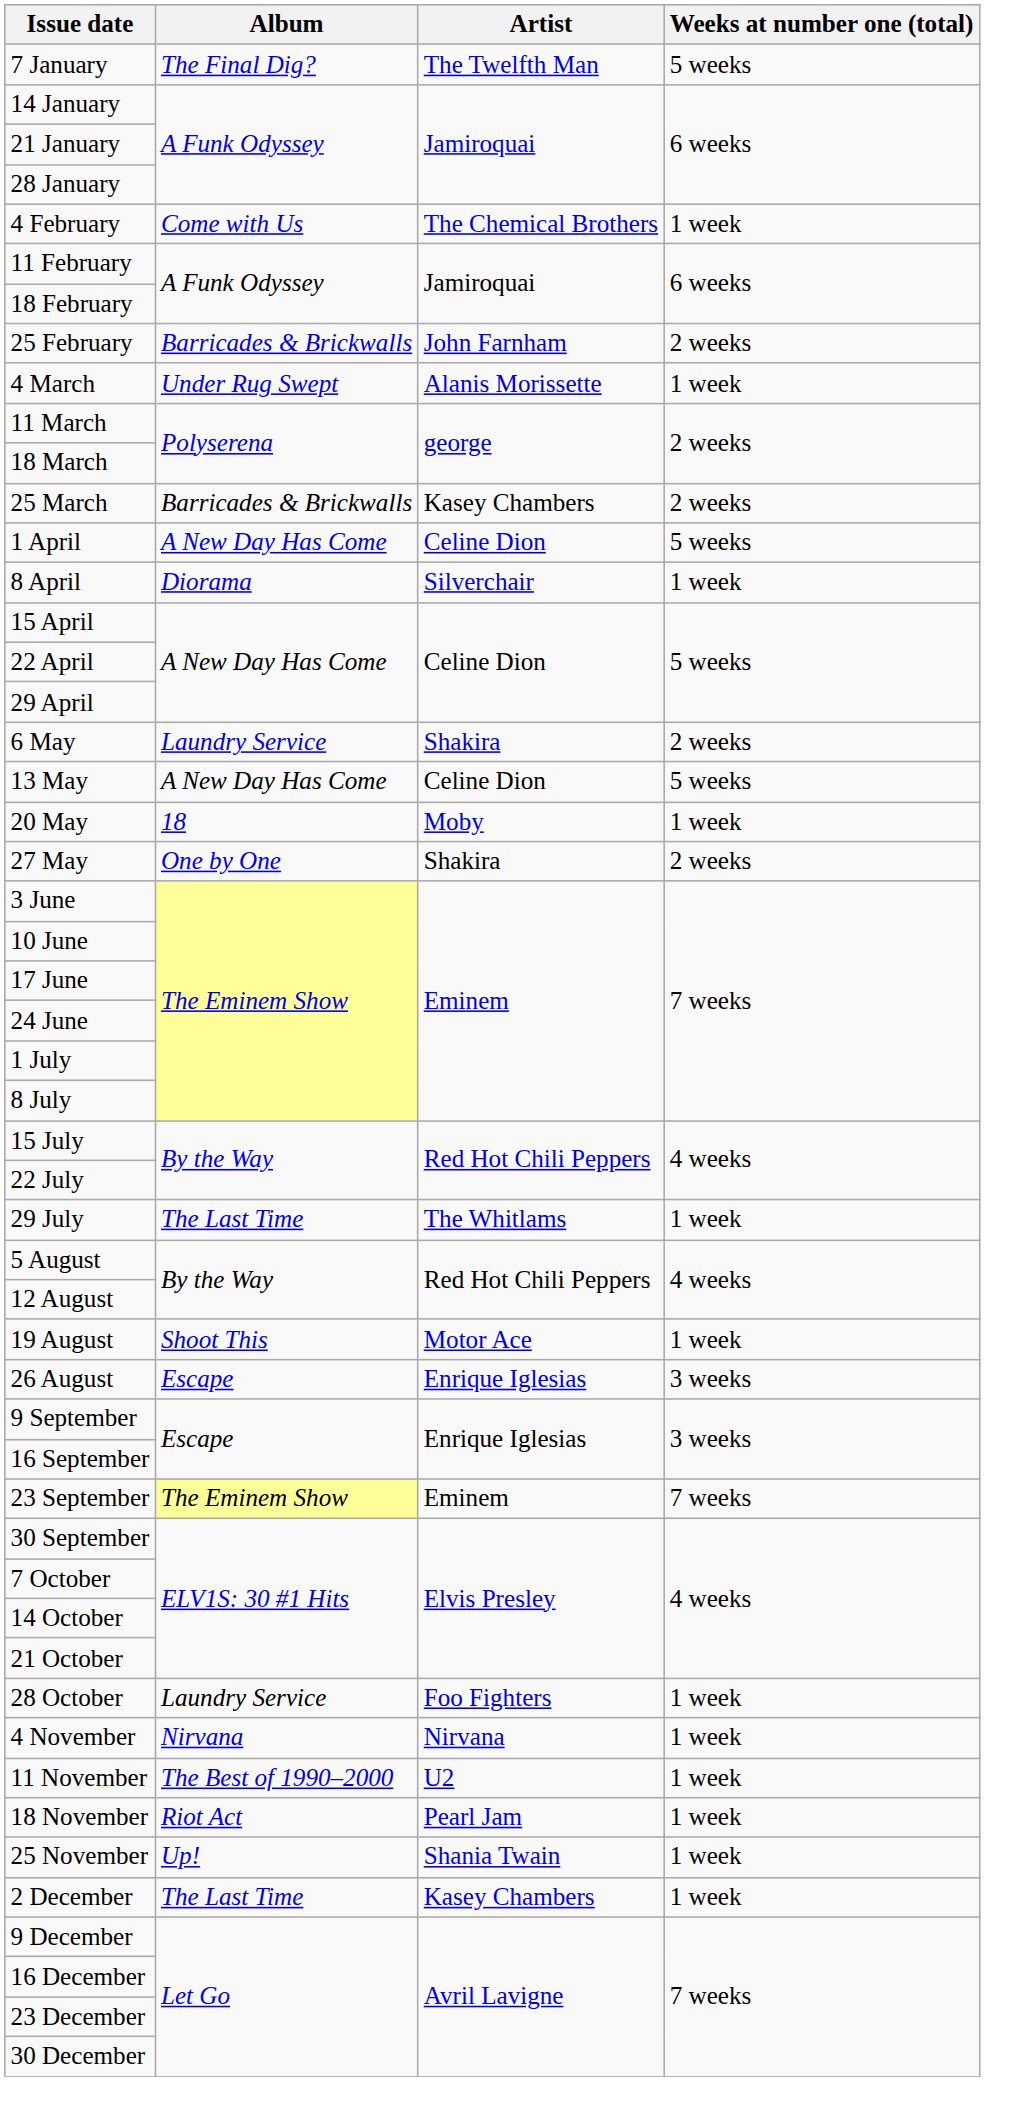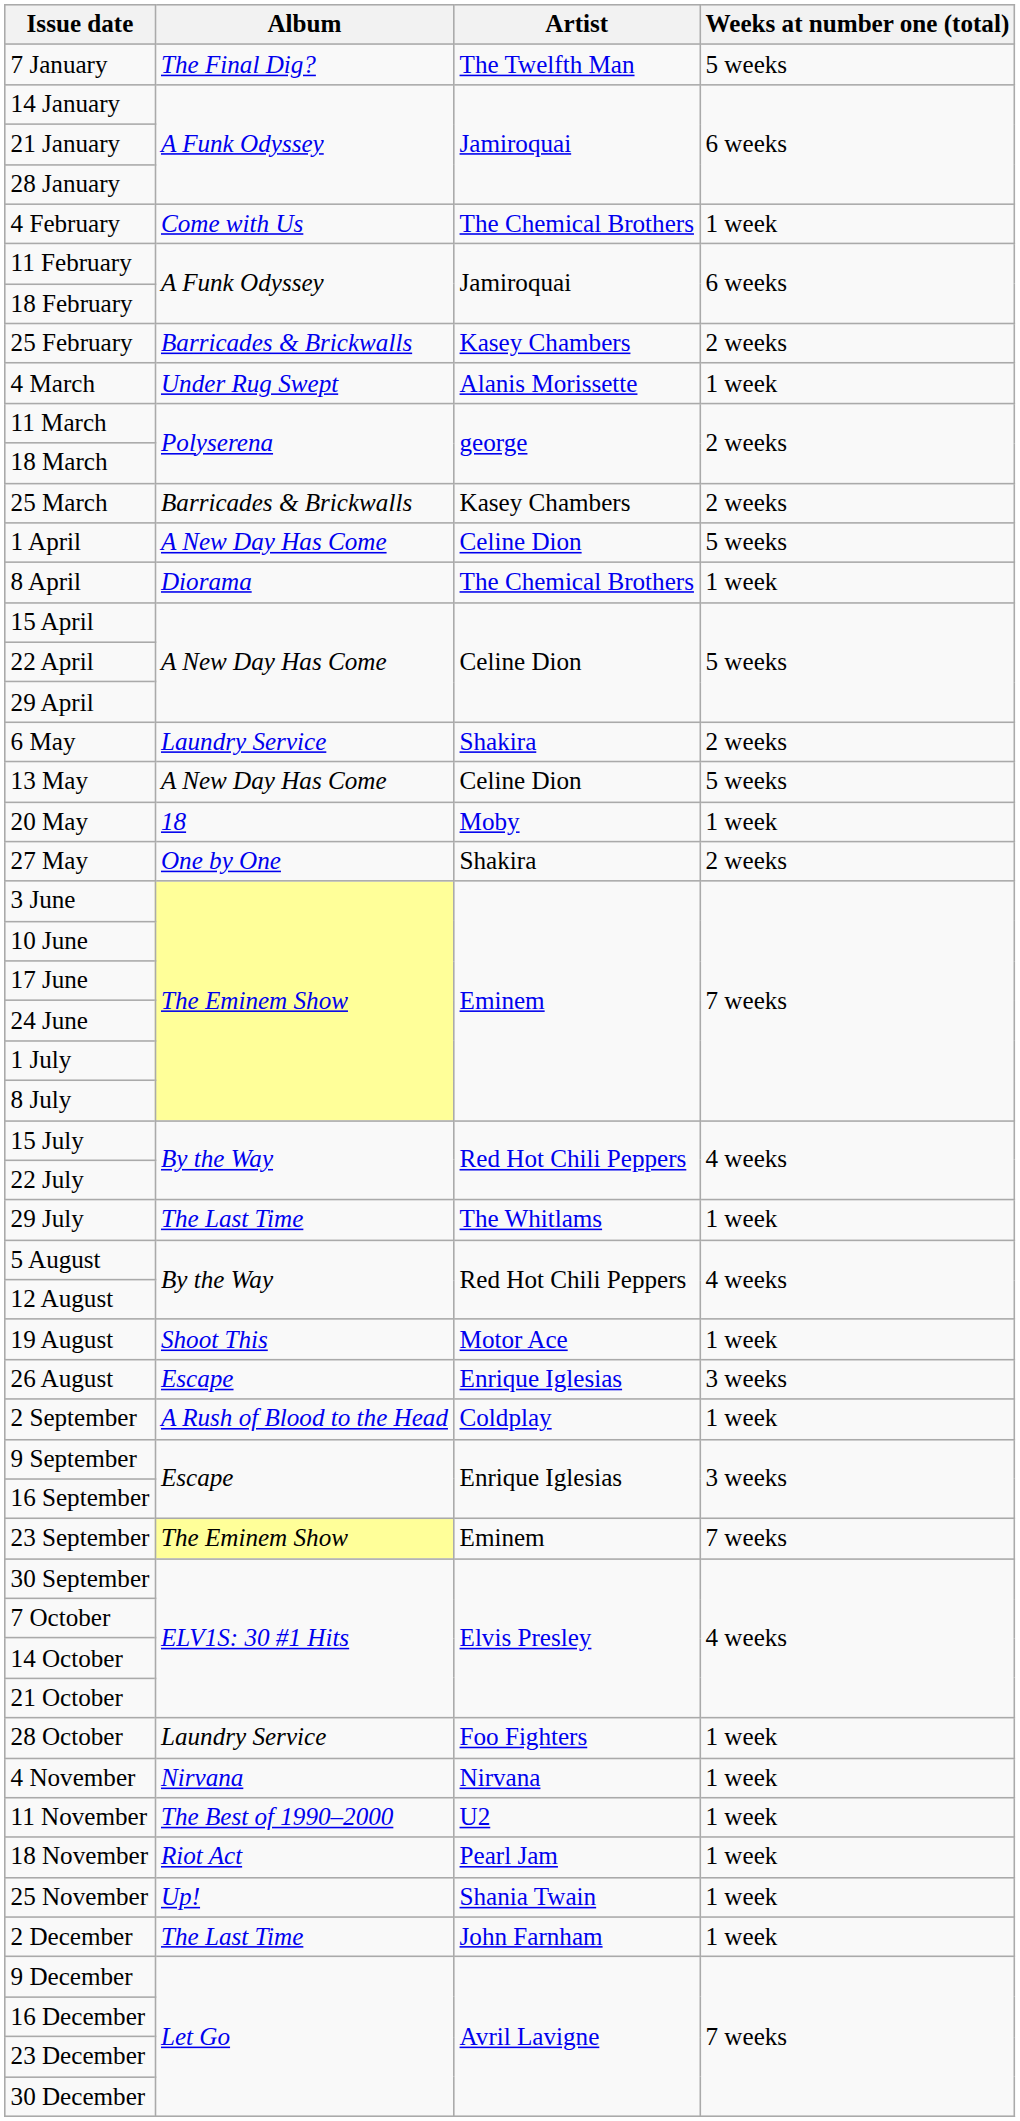(495, 343) John Farnham -> (545, 343) Kasey Chambers
(479, 582) Silverchair -> (577, 582) The Chemical Brothers
+ row: (74, 1418)
(509, 1896) Kasey Chambers -> (531, 1936) John Farnham
